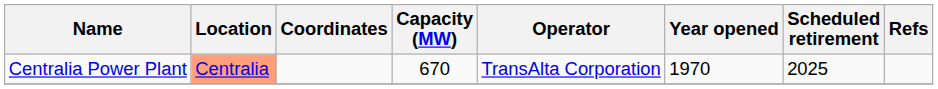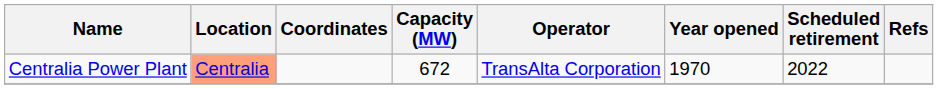(435, 68) 670 -> (435, 68) 672
(808, 68) 2025 -> (808, 68) 2022
